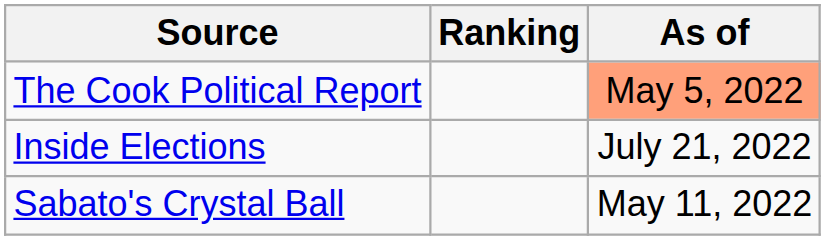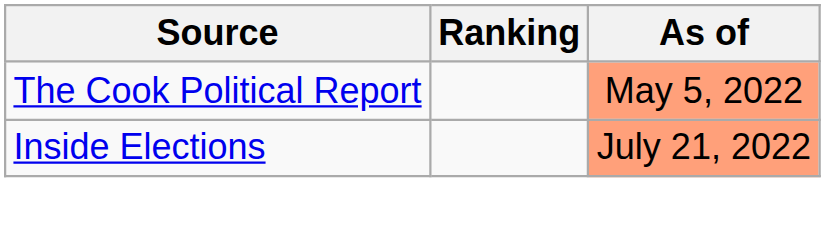(705, 147) no background -> (704, 147) lightsalmon background
- row: (179, 204)
